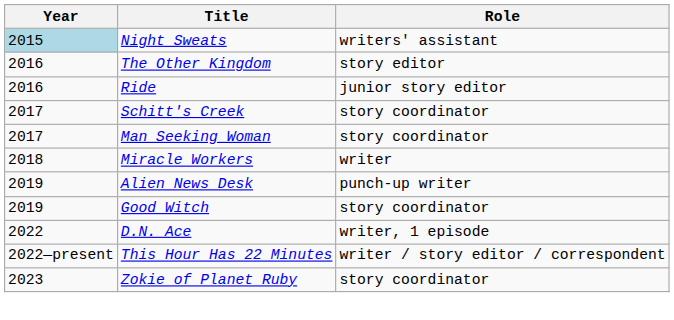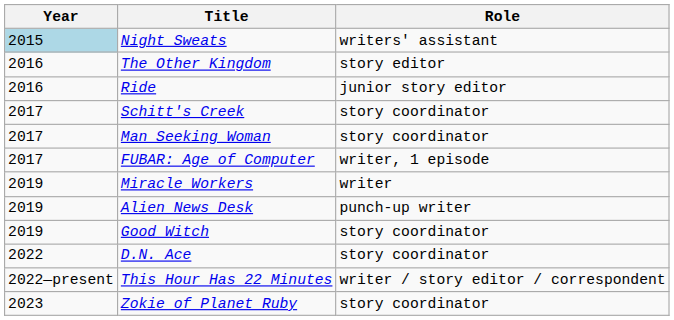+ row: (218, 160)
(26, 160) 2018 -> (26, 184) 2019
(414, 232) writer, 1 episode -> (414, 256) story coordinator
